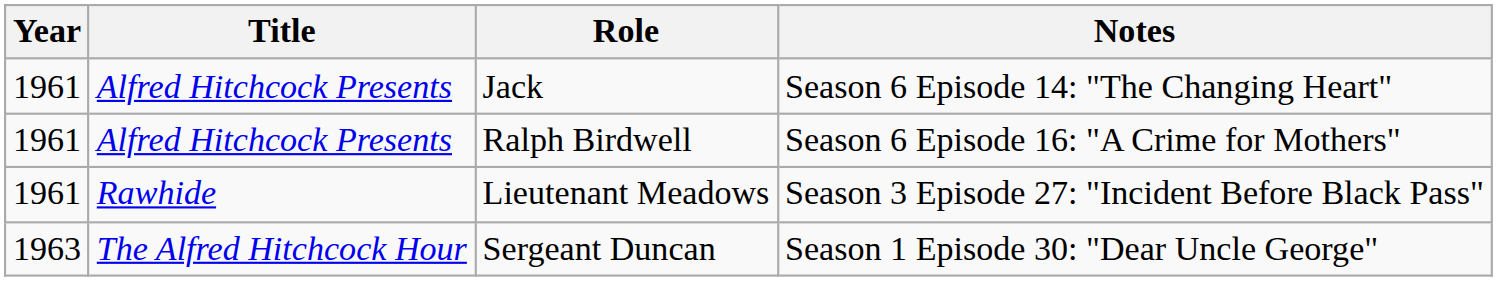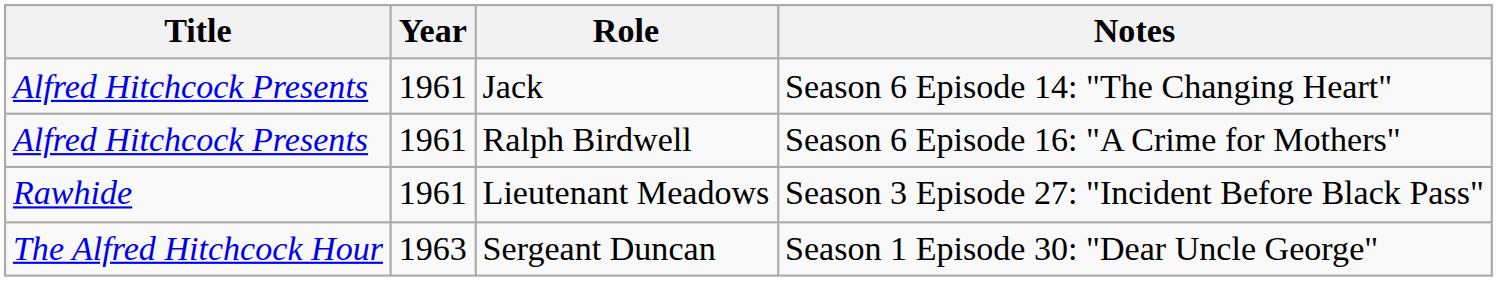columns swapped: (47, 31) <-> (282, 31)
